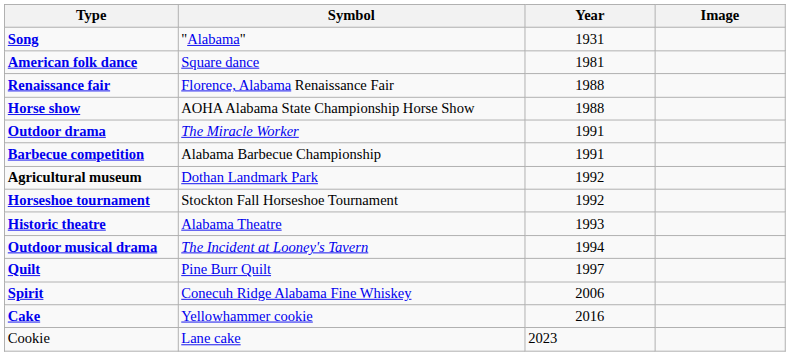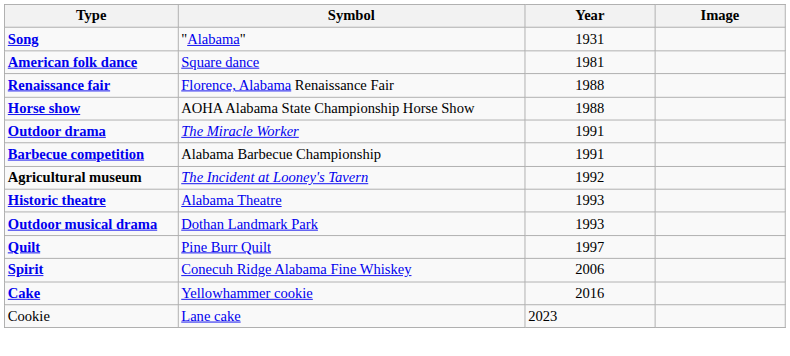(250, 177) Dothan Landmark Park -> (275, 177) The Incident at Looney's Tavern
- row: (79, 200)
(275, 246) The Incident at Looney's Tavern -> (250, 223) Dothan Landmark Park
(590, 246) 1994 -> (590, 223) 1993
